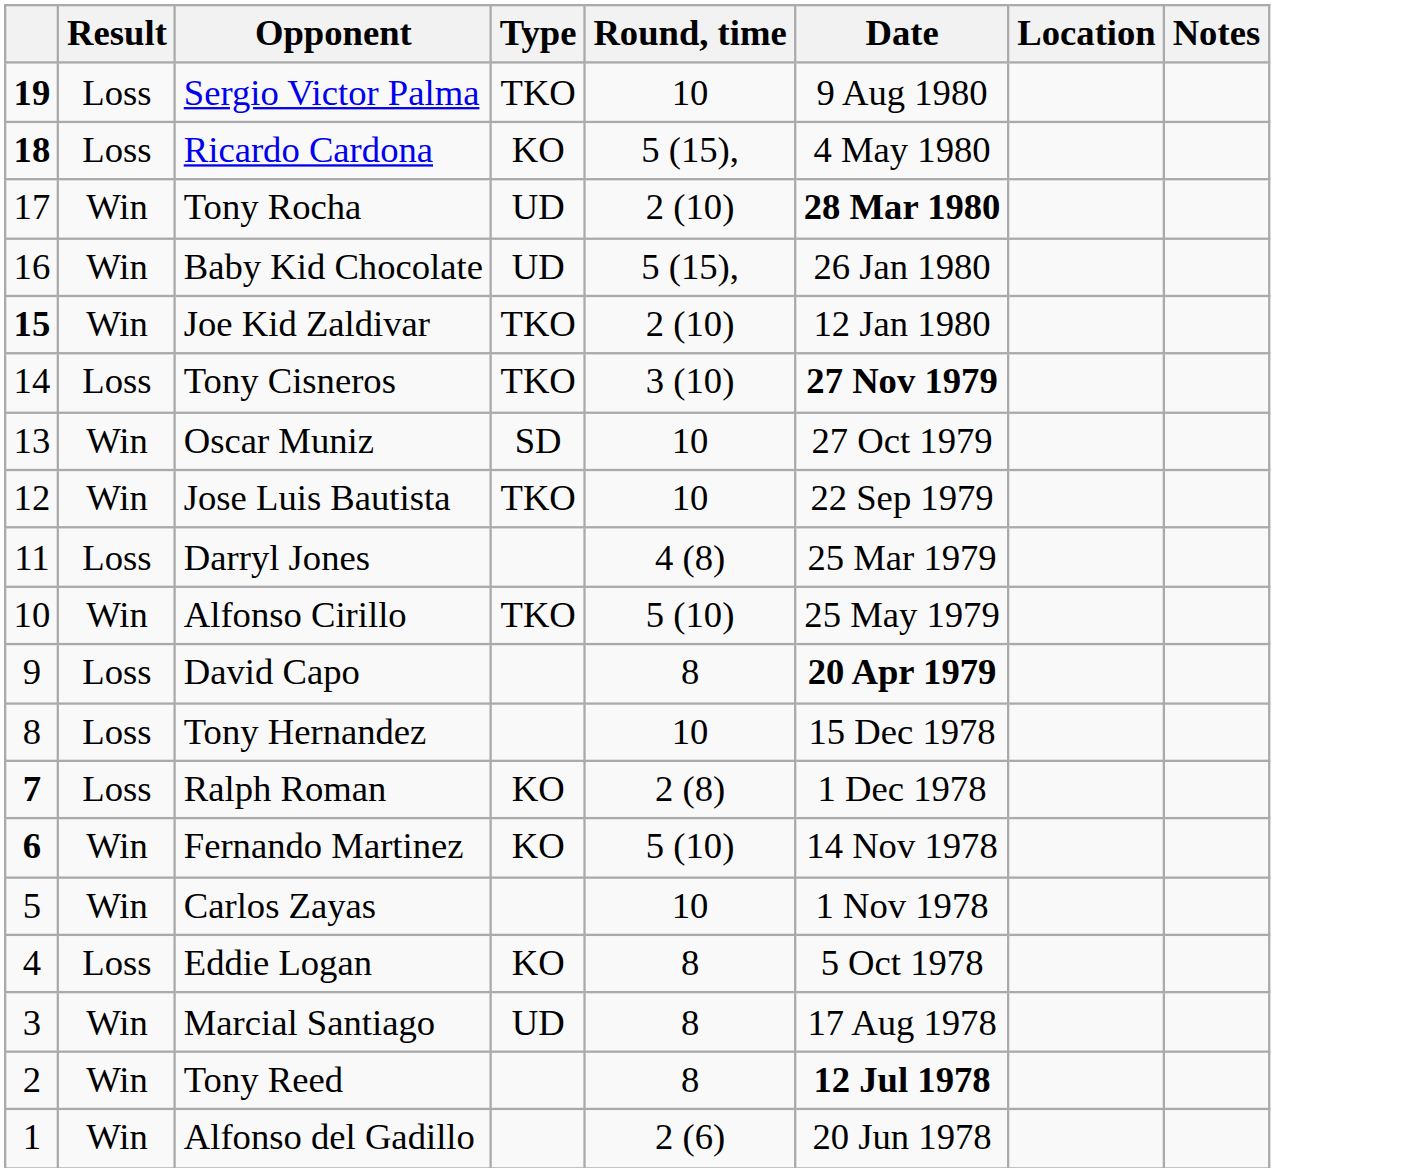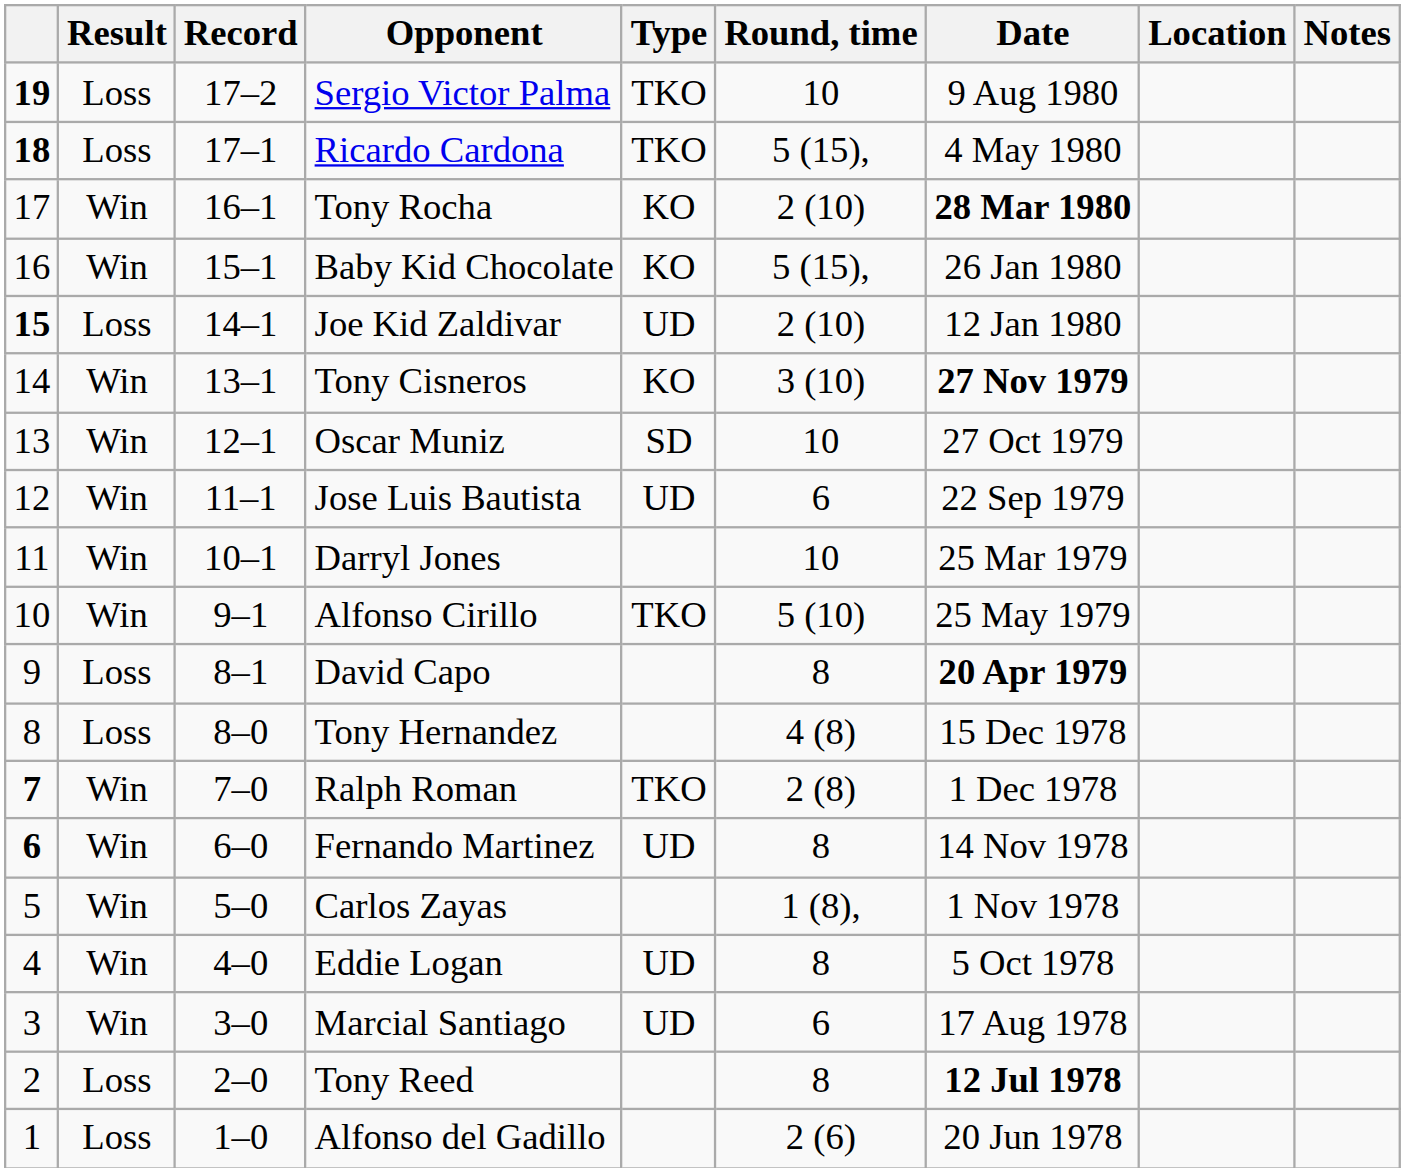+ column: (241, 33)
(538, 149) KO -> (669, 149) TKO
(538, 207) UD -> (669, 207) KO
(538, 265) UD -> (669, 265) KO
(117, 324) Win -> (117, 324) Loss
(538, 324) TKO -> (669, 324) UD
(117, 382) Loss -> (117, 382) Win
(538, 382) TKO -> (669, 382) KO
(538, 498) TKO -> (669, 498) UD
(690, 498) 10 -> (821, 498) 6
(117, 556) Loss -> (117, 556) Win
(690, 556) 4 (8) -> (821, 556) 10
(690, 730) 10 -> (821, 730) 4 (8)
(117, 788) Loss -> (117, 788) Win
(538, 788) KO -> (669, 788) TKO
(538, 847) KO -> (669, 847) UD
(690, 847) 5 (10) -> (821, 847) 8
(690, 905) 10 -> (821, 905) 1 (8),
(117, 963) Loss -> (117, 963) Win
(538, 963) KO -> (669, 963) UD
(690, 1021) 8 -> (821, 1021) 6
(117, 1079) Win -> (117, 1079) Loss
(117, 1137) Win -> (117, 1137) Loss
